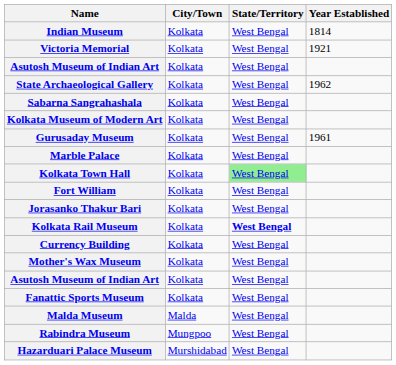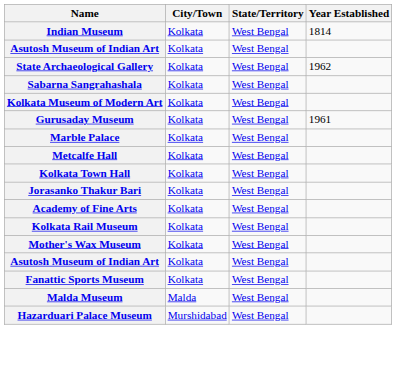- row: (85, 48)
+ row: (85, 155)
(260, 173) lightgreen background -> (260, 173) no background
- row: (85, 191)
+ row: (85, 208)
(262, 226) bold -> (260, 226) normal
- row: (85, 244)
- row: (85, 333)
